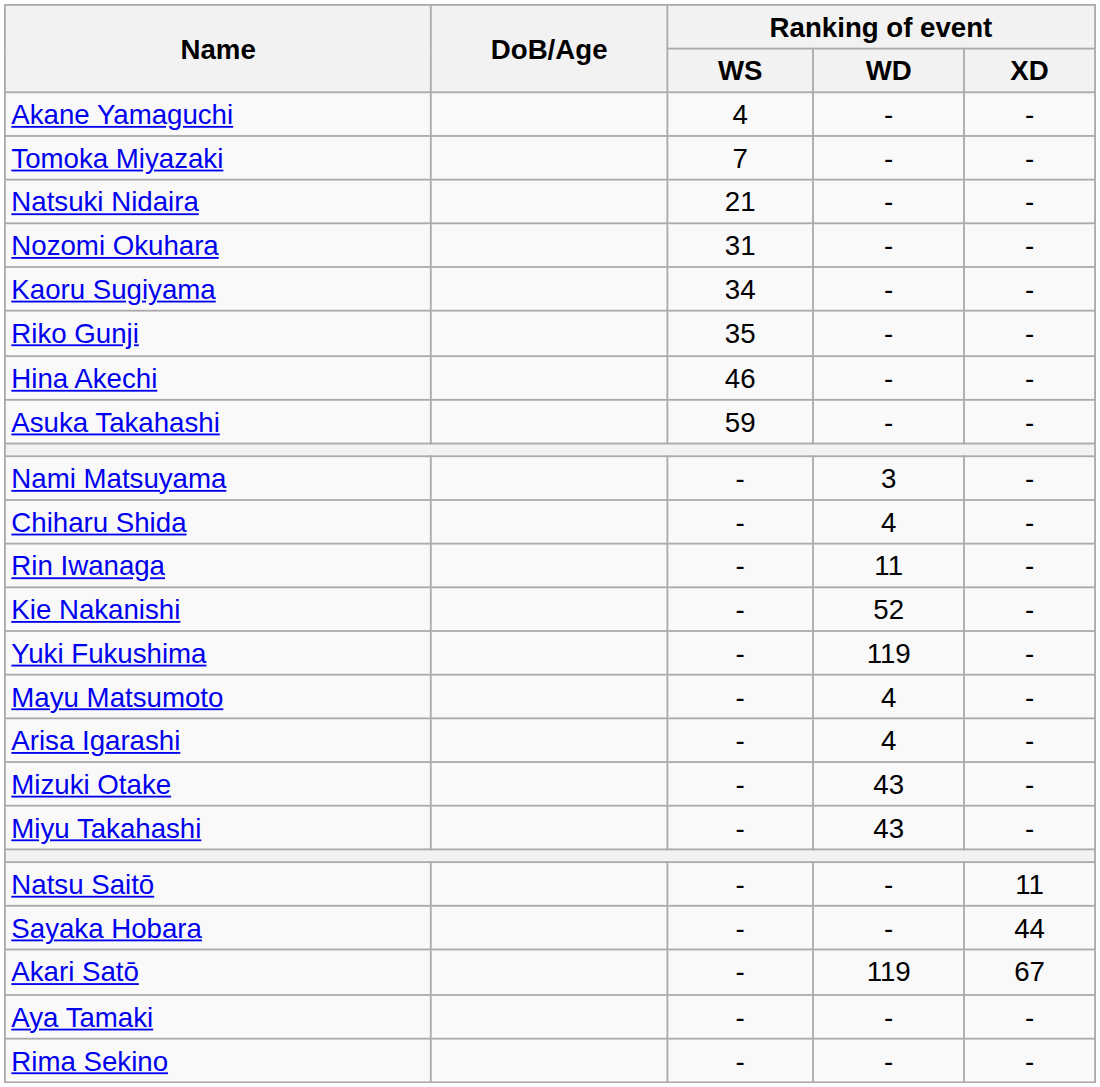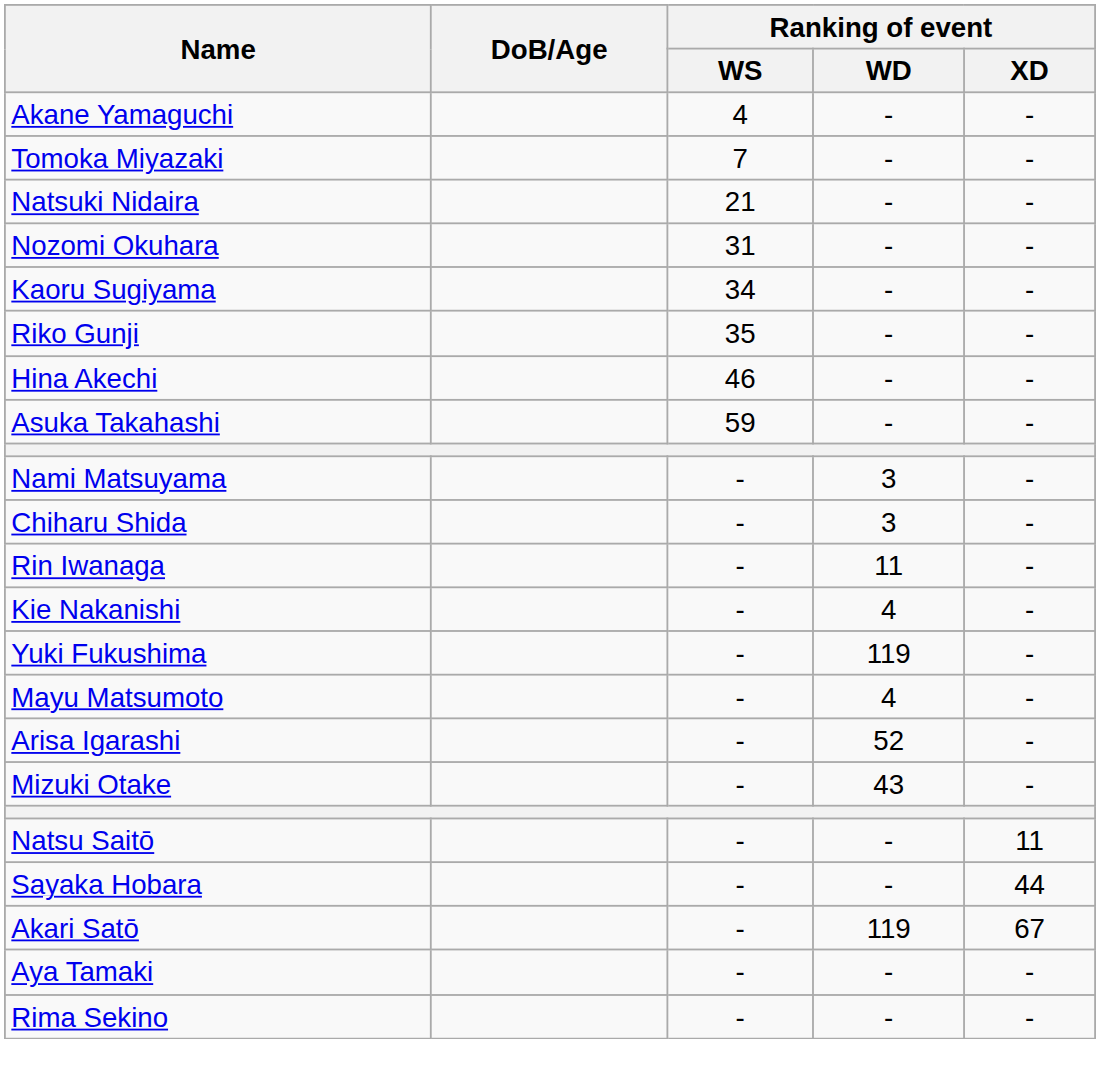(889, 522) 4 -> (889, 522) 3
(889, 609) 52 -> (889, 609) 4
(889, 741) 4 -> (889, 741) 52
- row: (106, 828)
